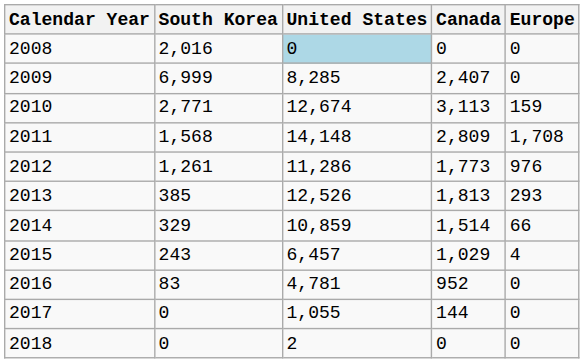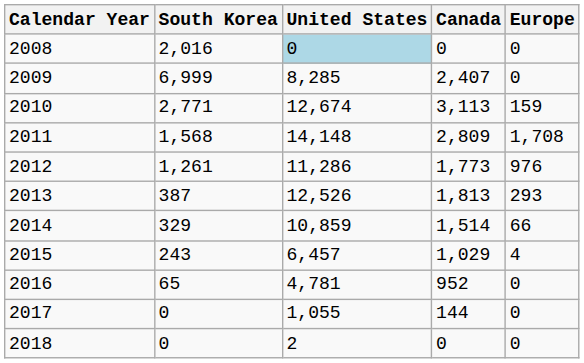(175, 196) 385 -> (175, 196) 387
(169, 284) 83 -> (169, 284) 65
